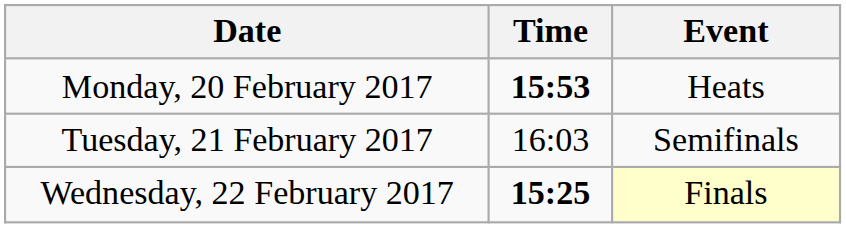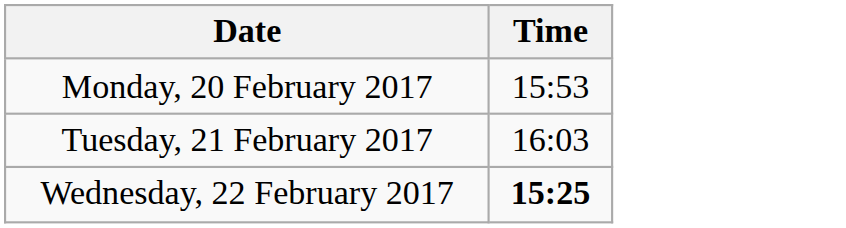- column: (726, 31)
(550, 85) bold -> (550, 85) normal
